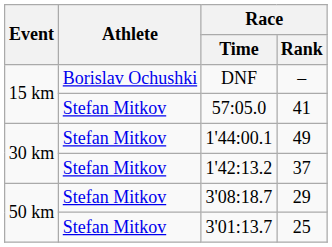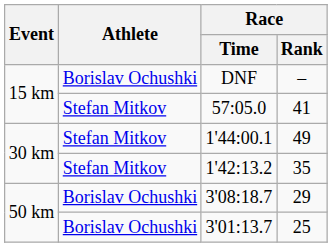(302, 168) 37 -> (302, 168) 35
(114, 197) Stefan Mitkov -> (130, 197) Borislav Ochushki
(114, 227) Stefan Mitkov -> (130, 227) Borislav Ochushki
